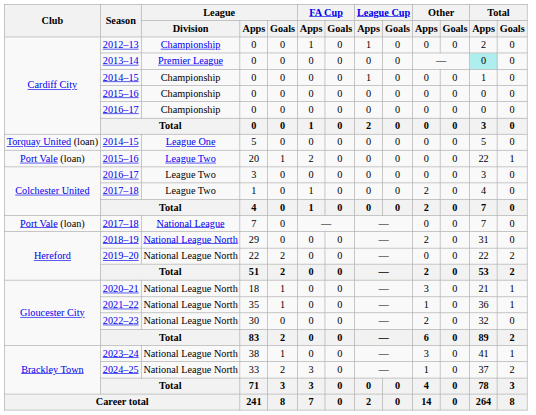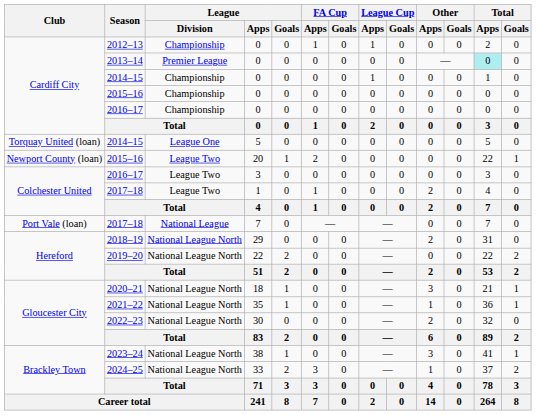(52, 158) Port Vale (loan) -> (54, 158) Newport County (loan)
